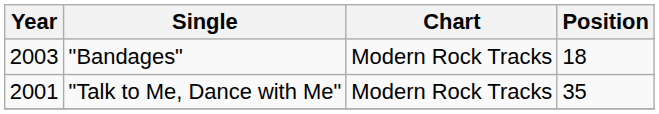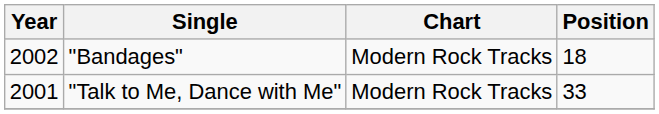(34, 56) 2003 -> (34, 56) 2002
(575, 91) 35 -> (575, 91) 33
